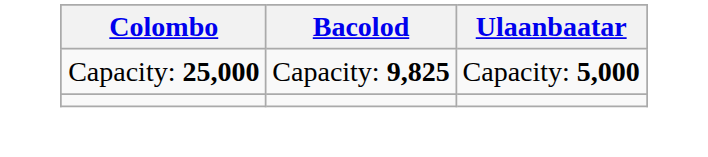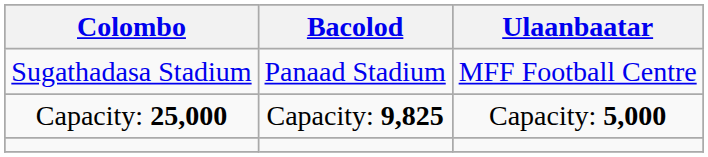+ row: (131, 71)
